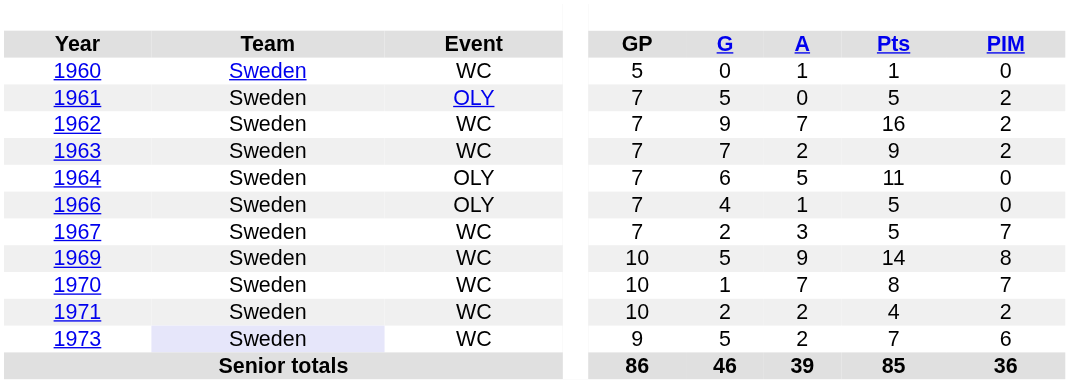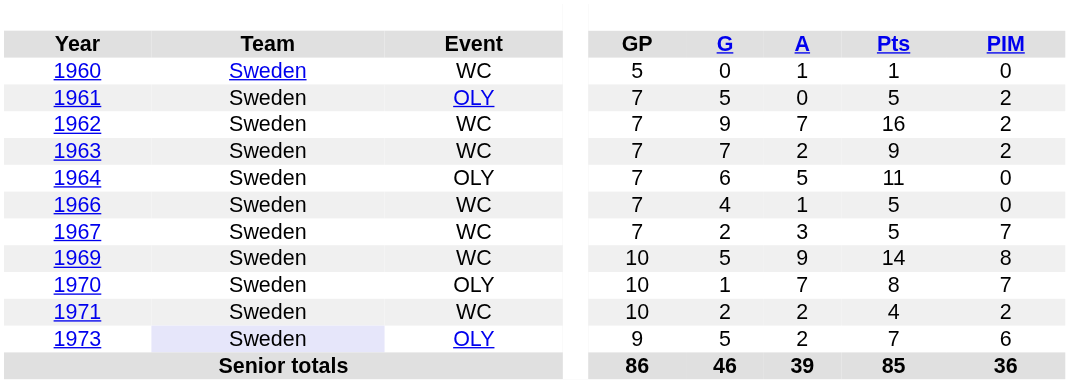(474, 204) OLY -> (474, 204) WC
(474, 285) WC -> (474, 285) OLY
(474, 338) WC -> (474, 338) OLY
